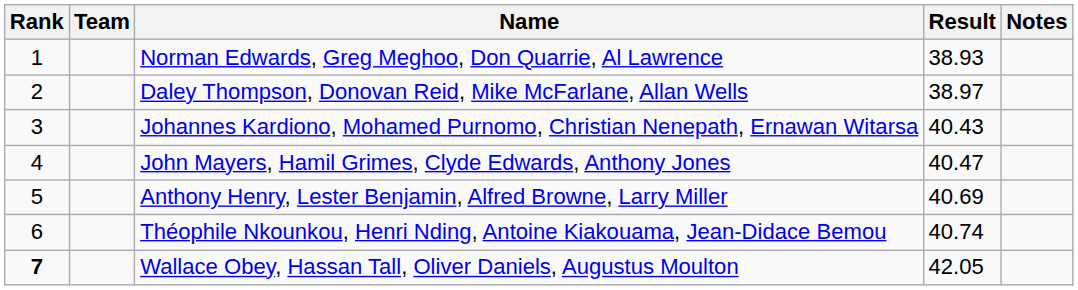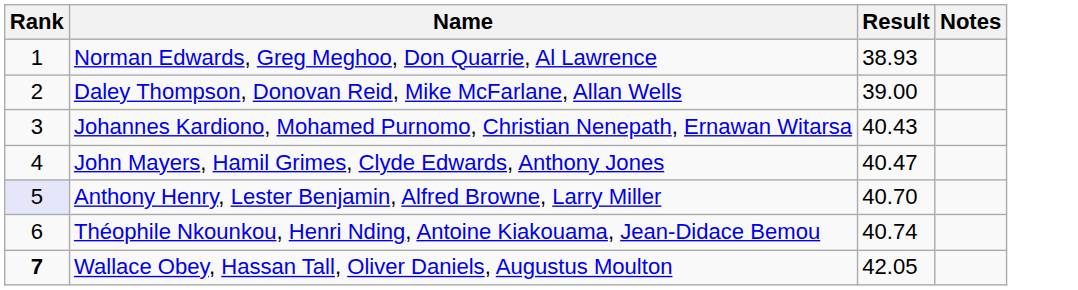- column: (102, 22)
(956, 92) 38.97 -> (890, 92) 39.00
(37, 197) no background -> (37, 197) lavender background
(956, 197) 40.69 -> (890, 197) 40.70
